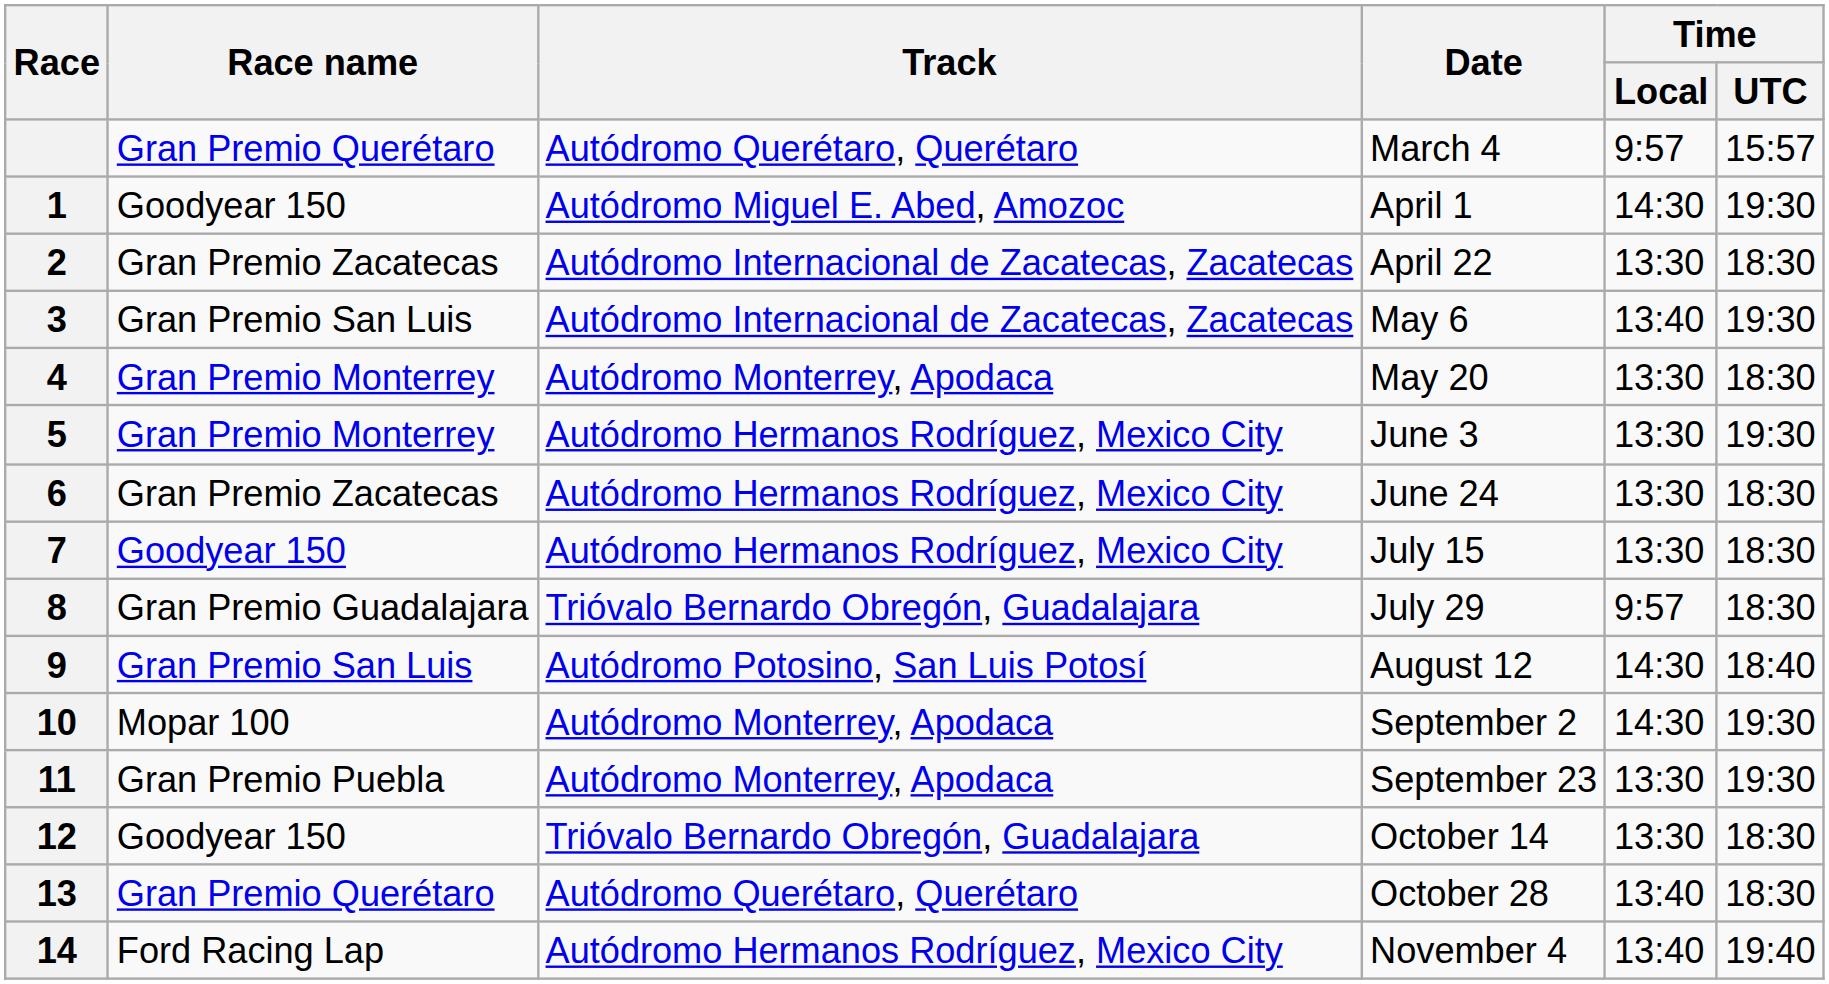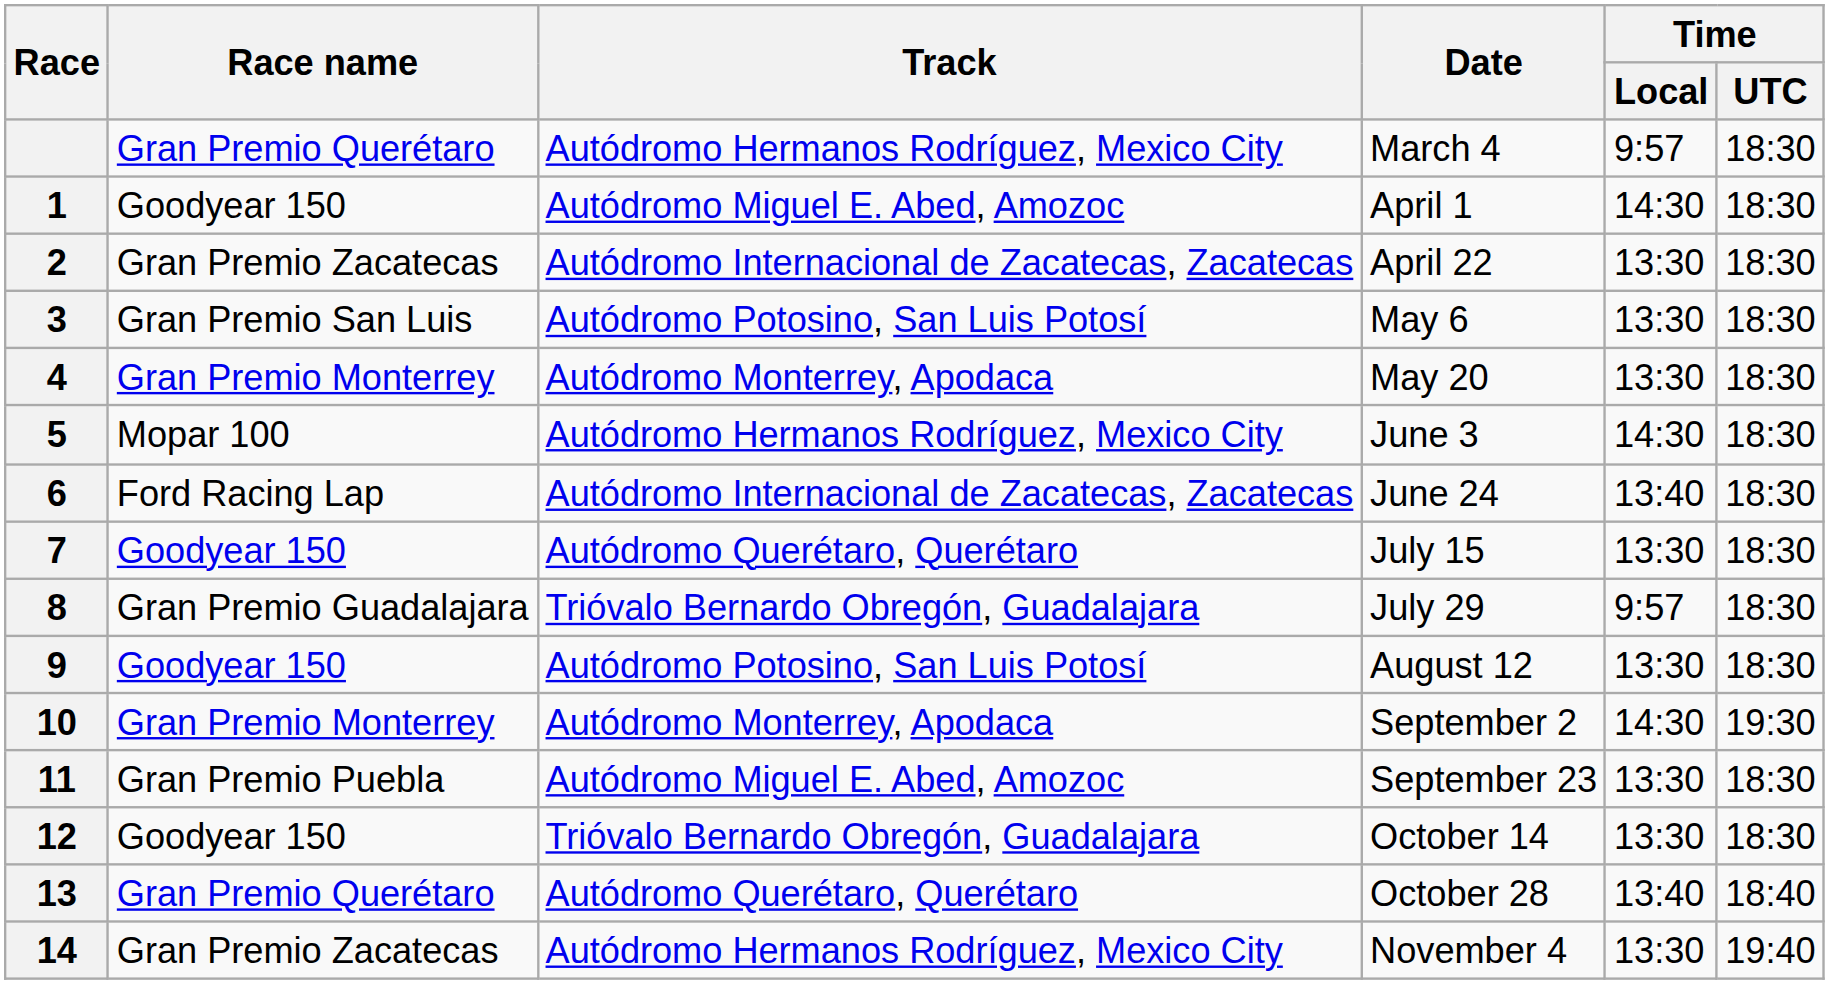(812, 149) Autódromo Querétaro, Querétaro -> (914, 149) Autódromo Hermanos Rodríguez, Mexico City
(1770, 149) 15:57 -> (1770, 149) 18:30
(1770, 206) 19:30 -> (1770, 206) 18:30
(949, 320) Autódromo Internacional de Zacatecas, Zacatecas -> (846, 320) Autódromo Potosino, San Luis Potosí
(1659, 320) 13:40 -> (1659, 320) 13:30
(1770, 320) 19:30 -> (1770, 320) 18:30
(306, 435) Gran Premio Monterrey -> (203, 435) Mopar 100
(1659, 435) 13:30 -> (1659, 435) 14:30
(1770, 435) 19:30 -> (1770, 435) 18:30
(308, 492) Gran Premio Zacatecas -> (250, 492) Ford Racing Lap
(914, 492) Autódromo Hermanos Rodríguez, Mexico City -> (949, 492) Autódromo Internacional de Zacatecas, Zacatecas
(1659, 492) 13:30 -> (1659, 492) 13:40
(914, 549) Autódromo Hermanos Rodríguez, Mexico City -> (812, 549) Autódromo Querétaro, Querétaro
(295, 664) Gran Premio San Luis -> (231, 664) Goodyear 150
(1659, 664) 14:30 -> (1659, 664) 13:30
(1770, 664) 18:40 -> (1770, 664) 18:30
(203, 721) Mopar 100 -> (306, 721) Gran Premio Monterrey
(799, 779) Autódromo Monterrey, Apodaca -> (835, 779) Autódromo Miguel E. Abed, Amozoc
(1770, 779) 19:30 -> (1770, 779) 18:30
(1770, 893) 18:30 -> (1770, 893) 18:40
(250, 950) Ford Racing Lap -> (308, 950) Gran Premio Zacatecas
(1659, 950) 13:40 -> (1659, 950) 13:30
